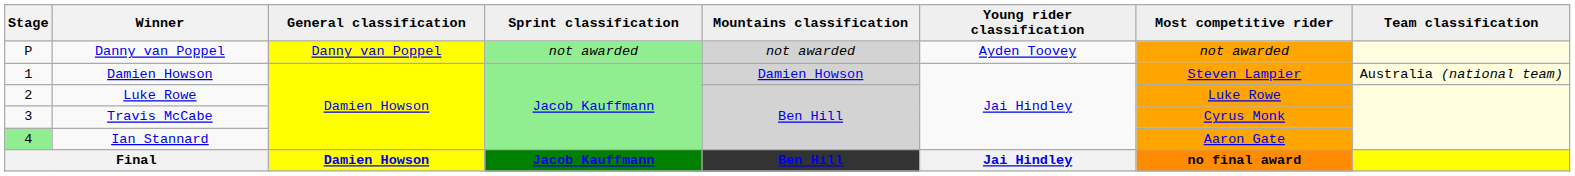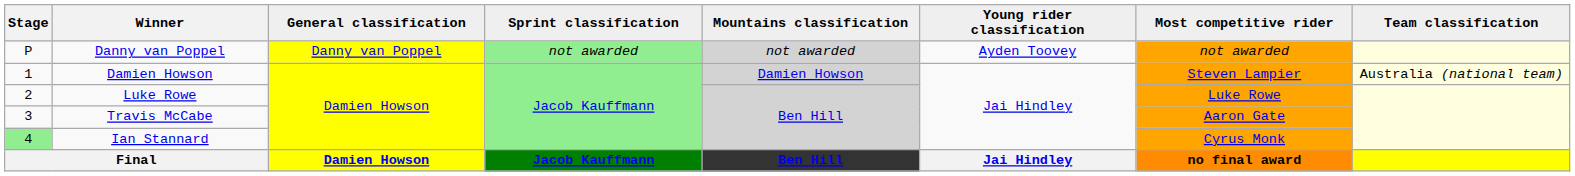(1244, 117) Cyrus Monk -> (1244, 117) Aaron Gate
(1244, 138) Aaron Gate -> (1244, 138) Cyrus Monk
